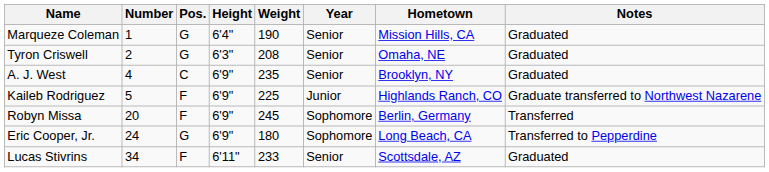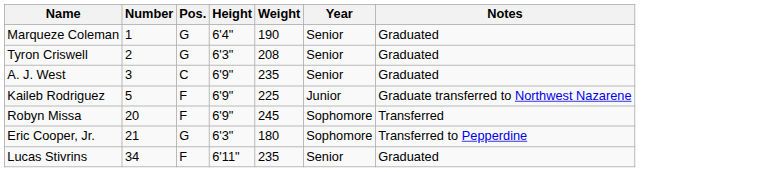- column: (440, 14)
(129, 75) 4 -> (129, 75) 3
(132, 136) 24 -> (132, 136) 21
(223, 136) 6'9" -> (223, 136) 6'3"
(269, 156) 233 -> (269, 156) 235
